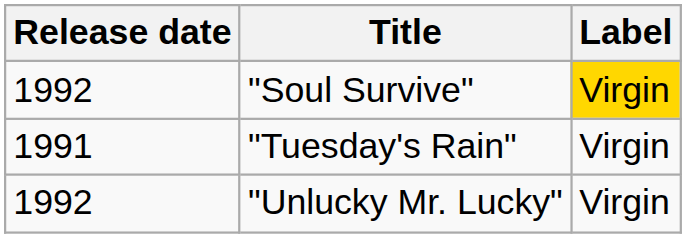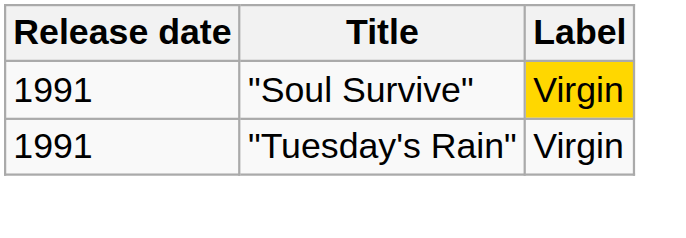(53, 89) 1992 -> (53, 89) 1991
- row: (405, 202)
